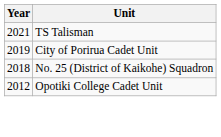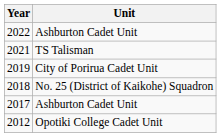+ row: (19, 31)
+ row: (19, 104)
